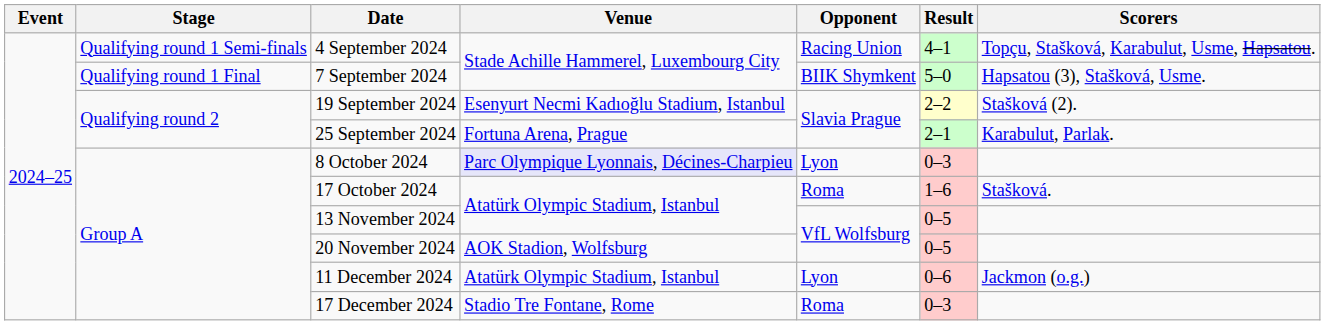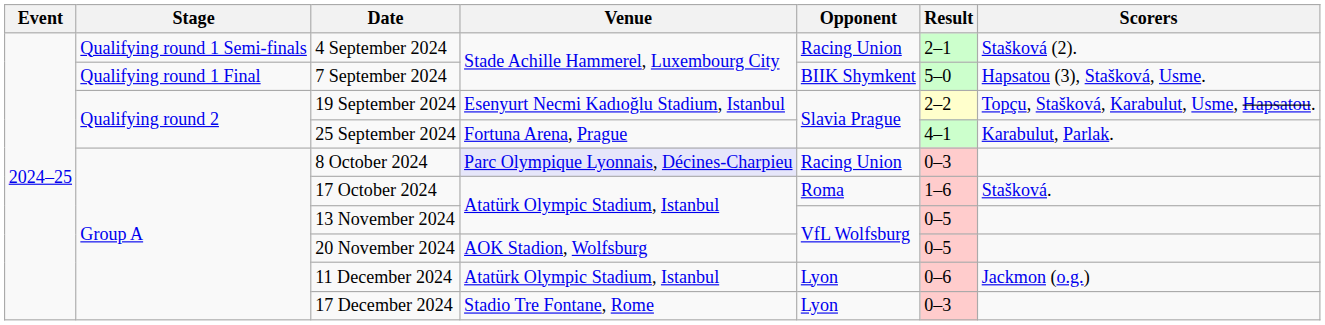(938, 47) 4–1 -> (938, 47) 2–1
(1149, 47) Topçu, Stašková, Karabulut, Usme, Hapsatou. -> (1029, 47) Stašková (2).
(1029, 104) Stašková (2). -> (1149, 104) Topçu, Stašková, Karabulut, Usme, Hapsatou.
(938, 133) 2–1 -> (938, 133) 4–1
(819, 162) Lyon -> (851, 162) Racing Union
(822, 305) Roma -> (819, 305) Lyon
